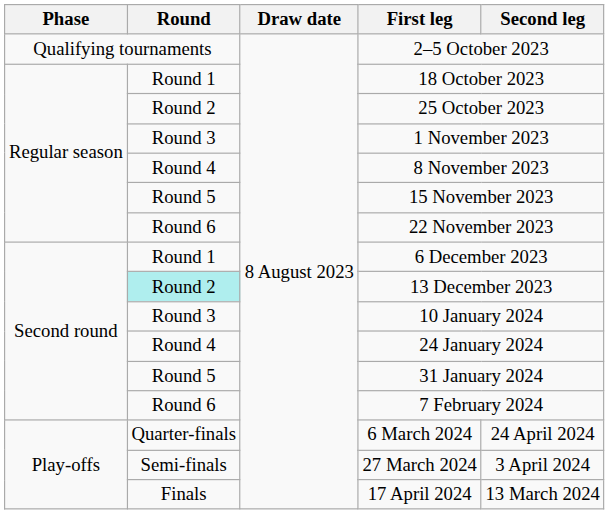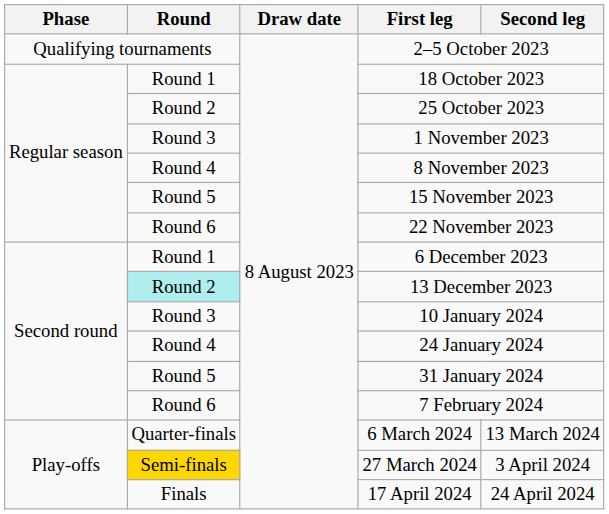(543, 434) 24 April 2024 -> (543, 434) 13 March 2024
(184, 464) no background -> (184, 464) gold background
(543, 494) 13 March 2024 -> (543, 494) 24 April 2024
